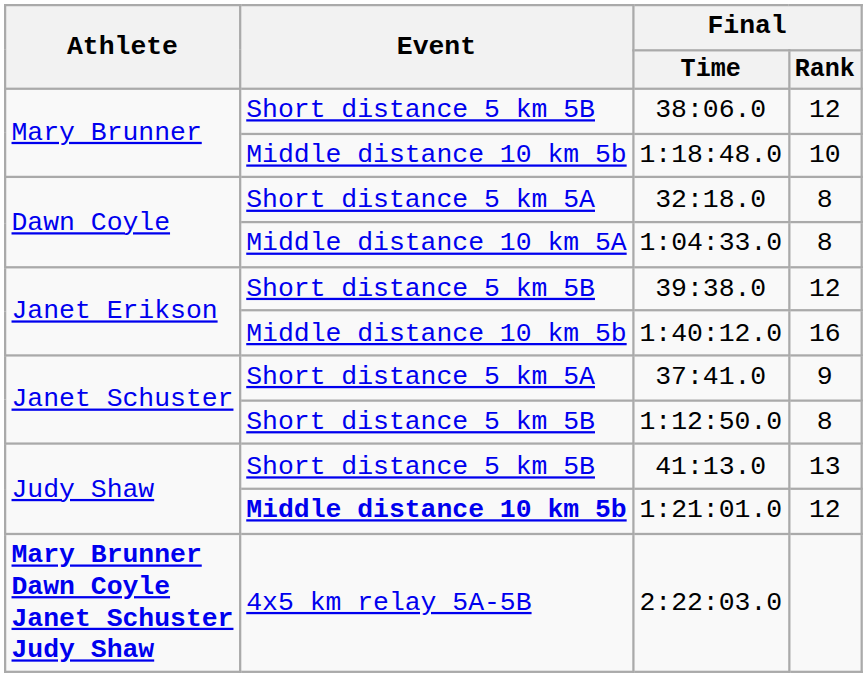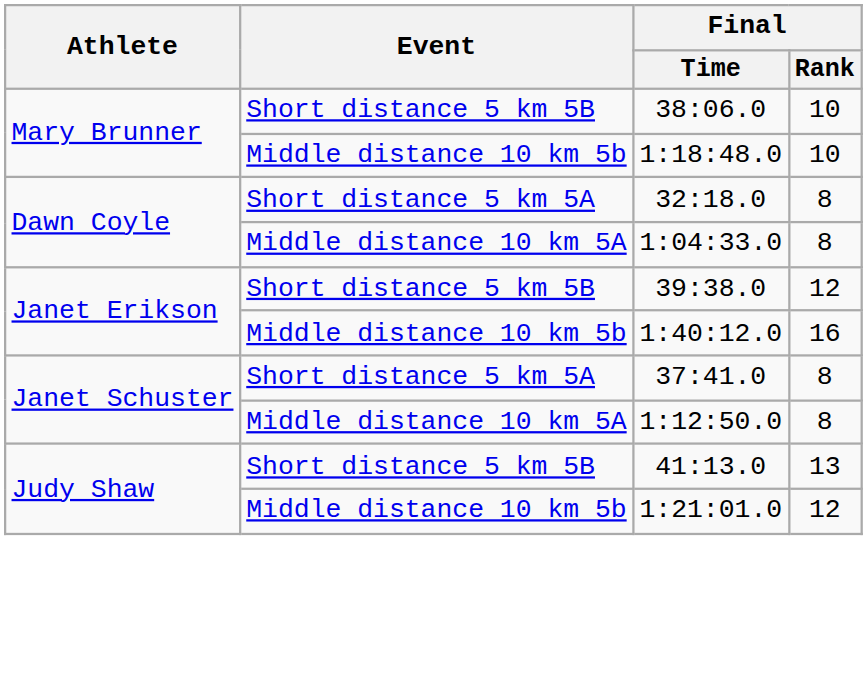(825, 111) 12 -> (825, 111) 10
(825, 377) 9 -> (825, 377) 8
(421, 422) Short distance 5 km 5B -> (436, 422) Middle distance 10 km 5A
(436, 511) bold -> (436, 511) normal
- row: (711, 603)
